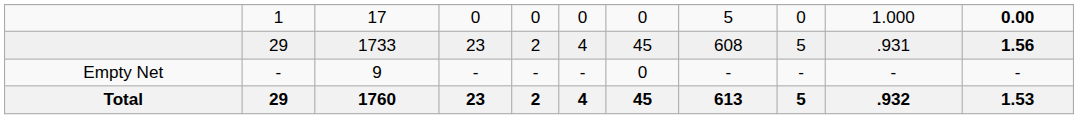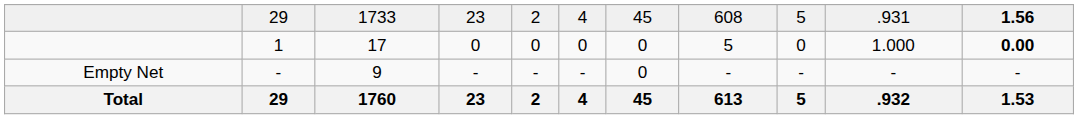rows swapped: (278, 18) <-> (278, 45)
